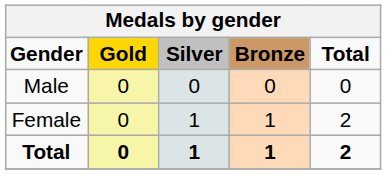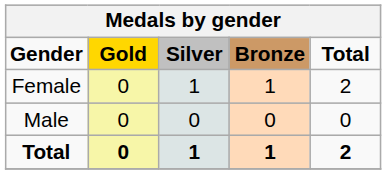rows swapped: (46, 87) <-> (46, 119)
